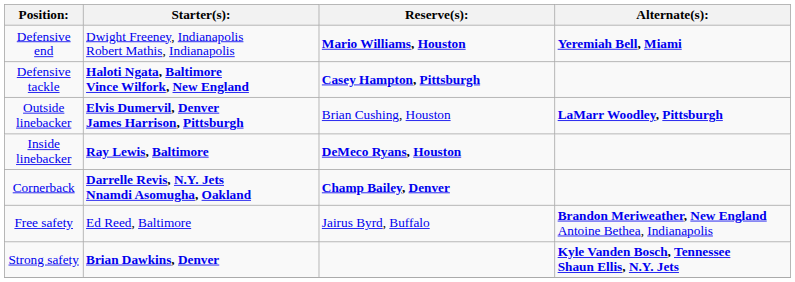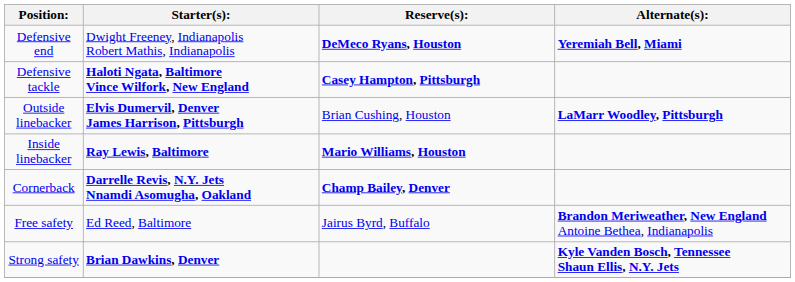(394, 43) Mario Williams, Houston -> (392, 43) DeMeco Ryans, Houston
(392, 151) DeMeco Ryans, Houston -> (394, 151) Mario Williams, Houston
